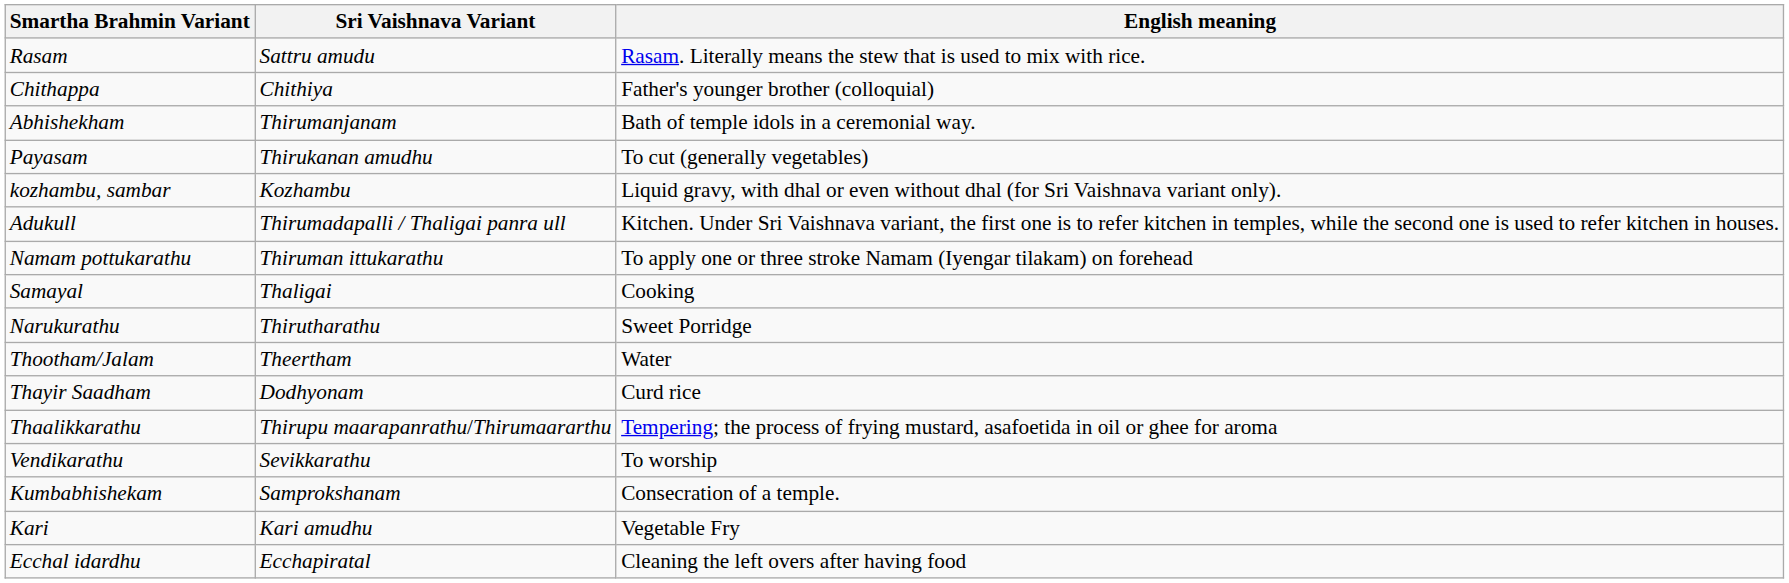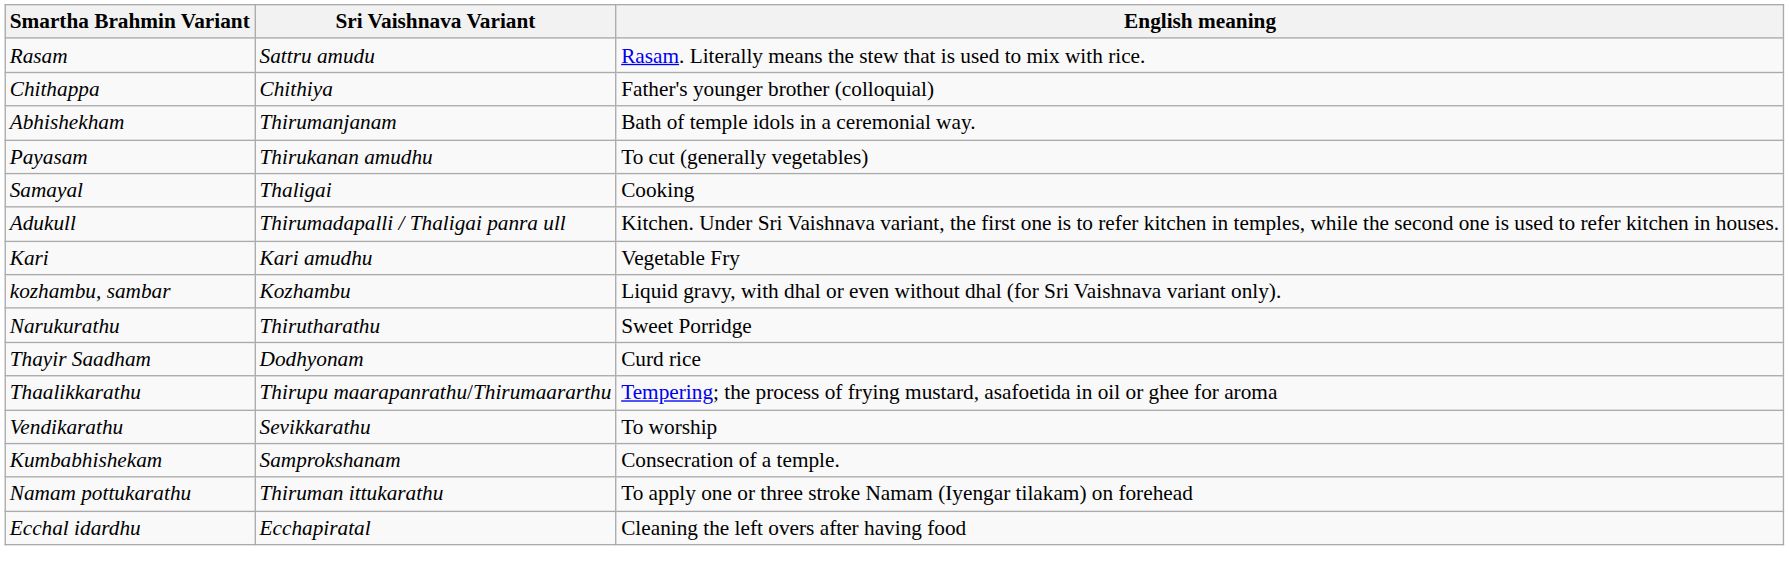rows swapped: (46, 291) <-> (90, 190)
rows swapped: (29, 527) <-> (100, 257)
- row: (82, 358)
